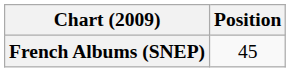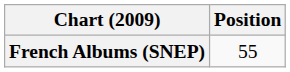(248, 50) 45 -> (248, 50) 55
